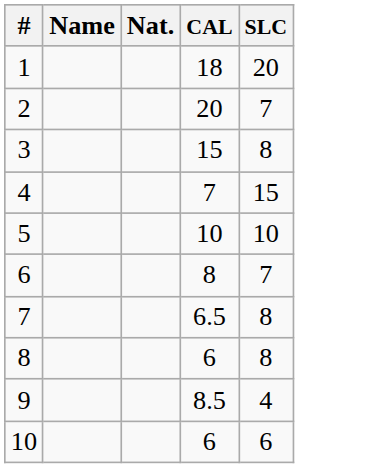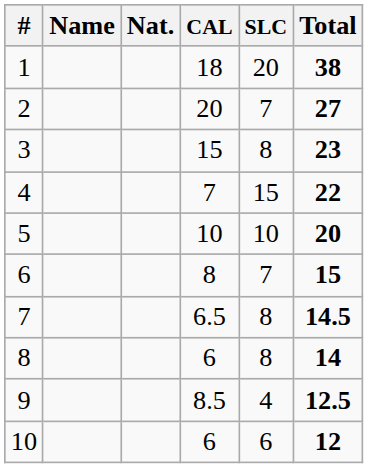+ column: (328, 25)
